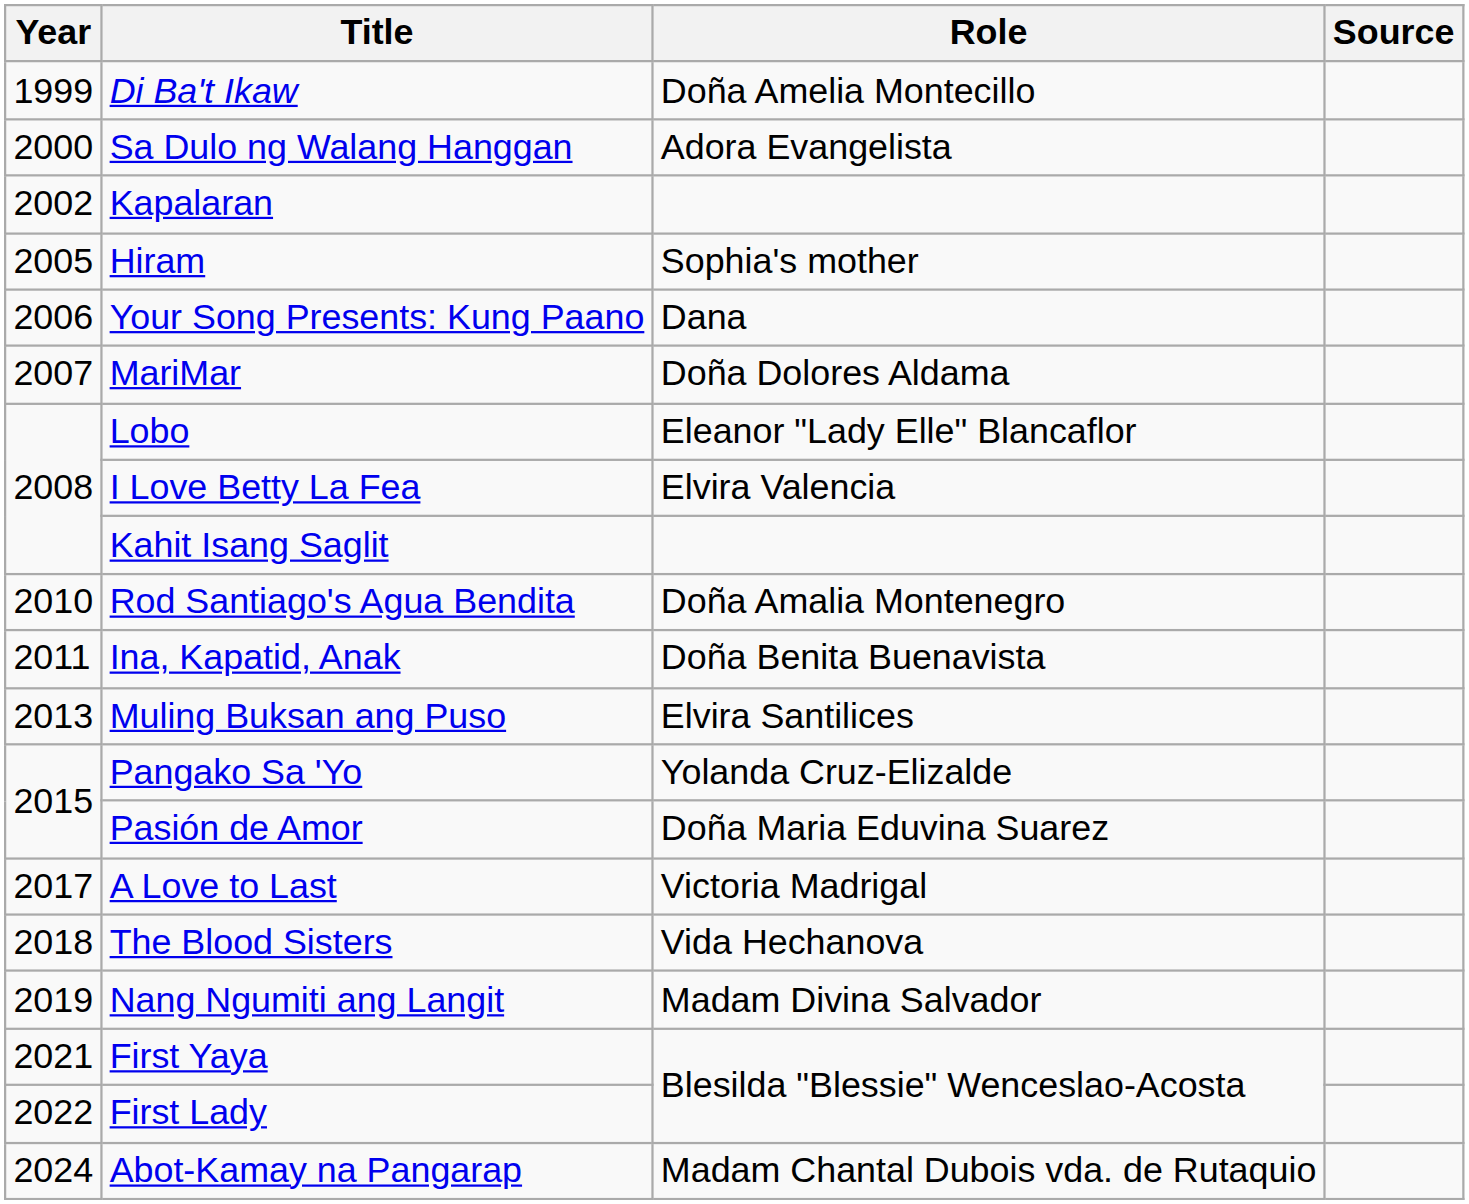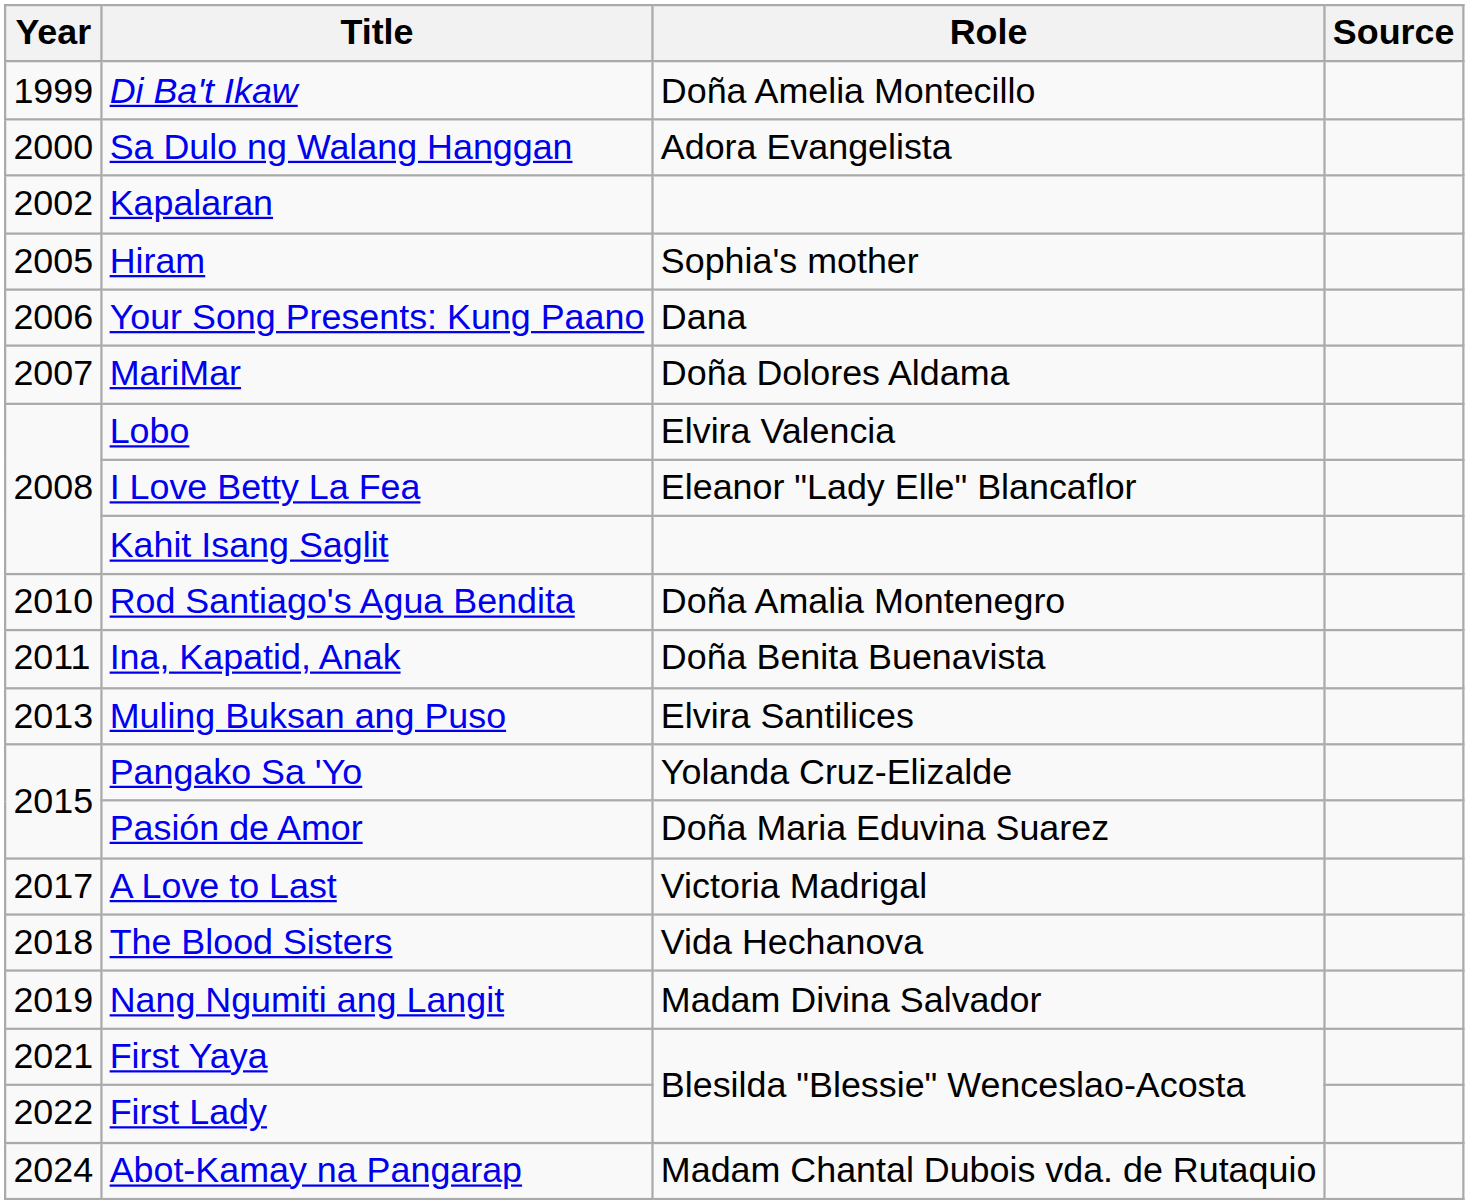(899, 430) Eleanor "Lady Elle" Blancaflor -> (778, 430) Elvira Valencia
(778, 487) Elvira Valencia -> (899, 487) Eleanor "Lady Elle" Blancaflor
